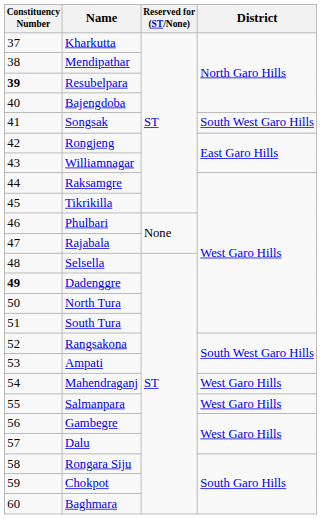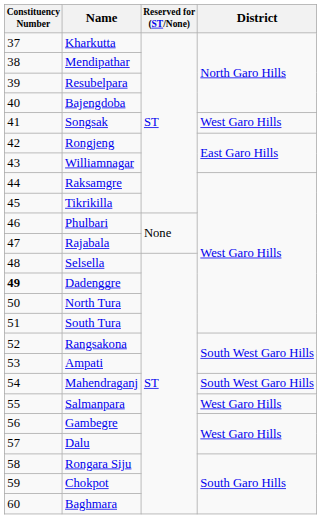(14, 82) bold -> (14, 82) normal
(257, 122) South West Garo Hills -> (241, 122) West Garo Hills
(241, 383) West Garo Hills -> (257, 383) South West Garo Hills
